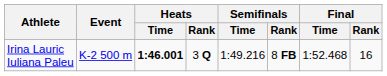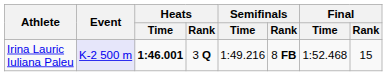(106, 56) no background -> (106, 56) lavender background
(366, 56) 16 -> (366, 56) 15
